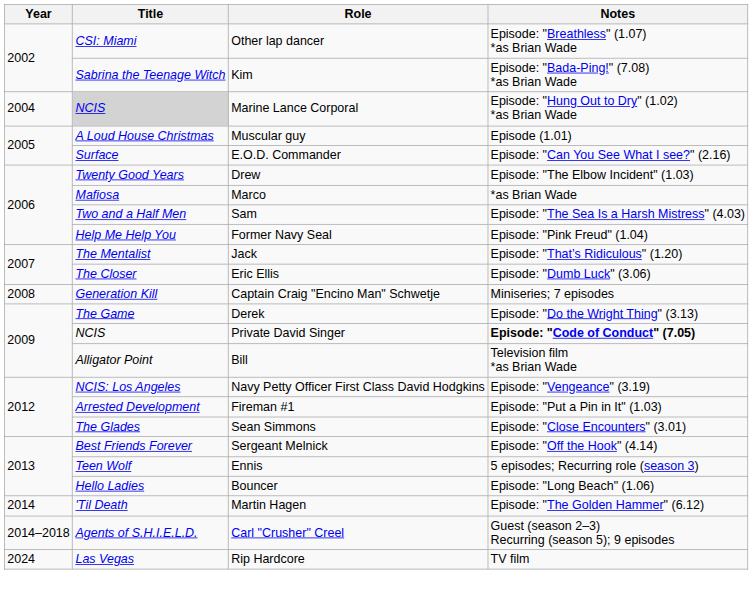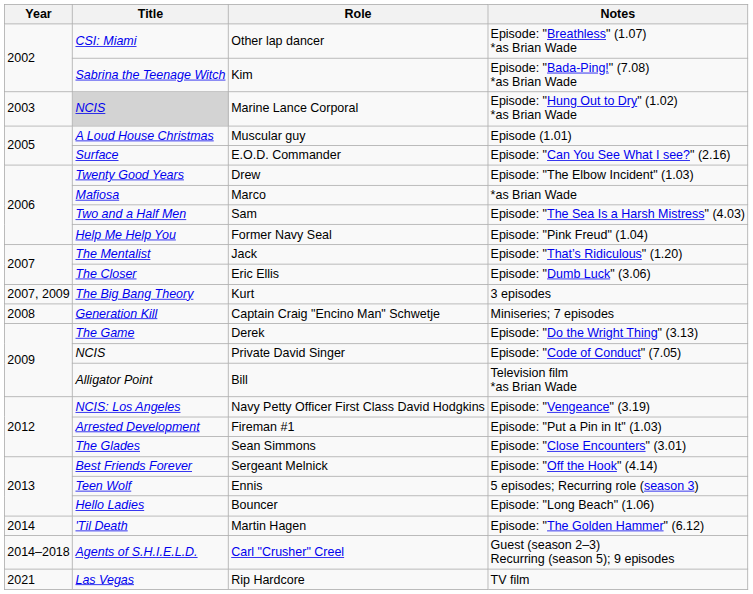(21, 108) 2004 -> (21, 108) 2003
+ row: (243, 294)
(593, 333) bold -> (586, 353) normal
(21, 559) 2024 -> (21, 579) 2021
